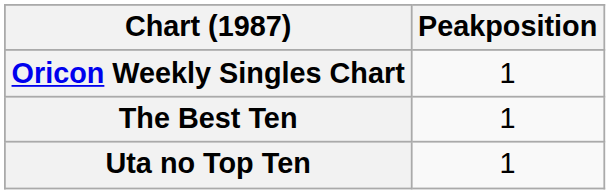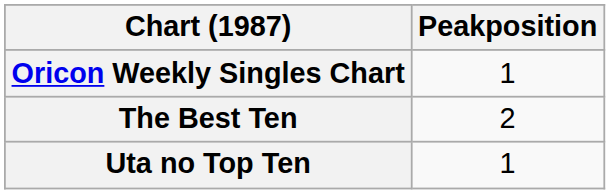(508, 118) 1 -> (508, 118) 2
